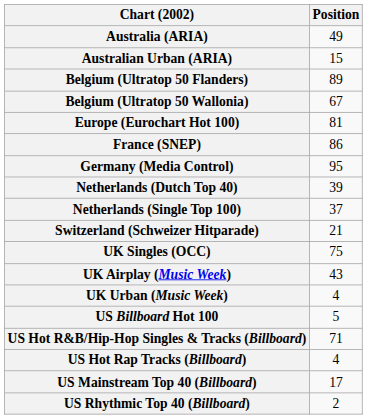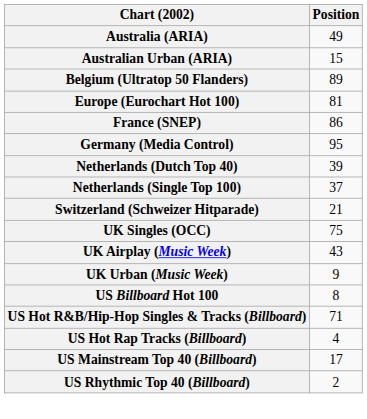- row: (157, 101)
(336, 295) 4 -> (336, 274) 9
(336, 317) 5 -> (336, 295) 8
